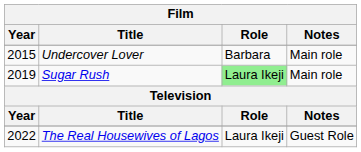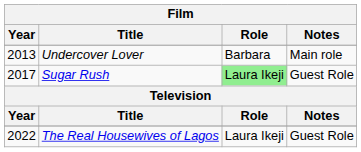(22, 55) 2015 -> (22, 55) 2013
(22, 75) 2019 -> (22, 75) 2017
(316, 75) Main role -> (322, 75) Guest Role
